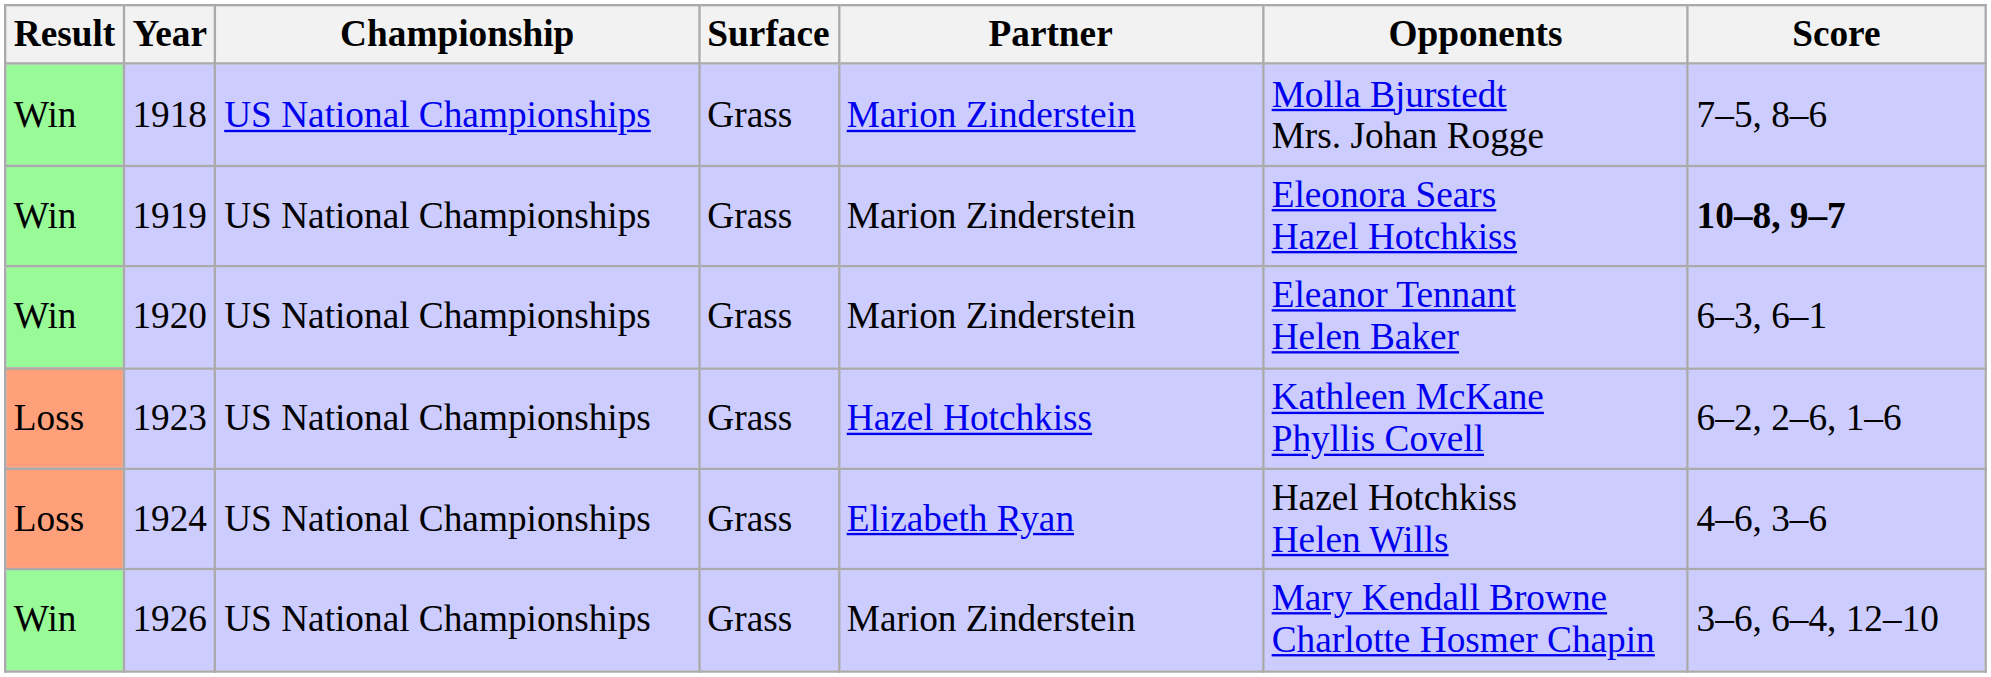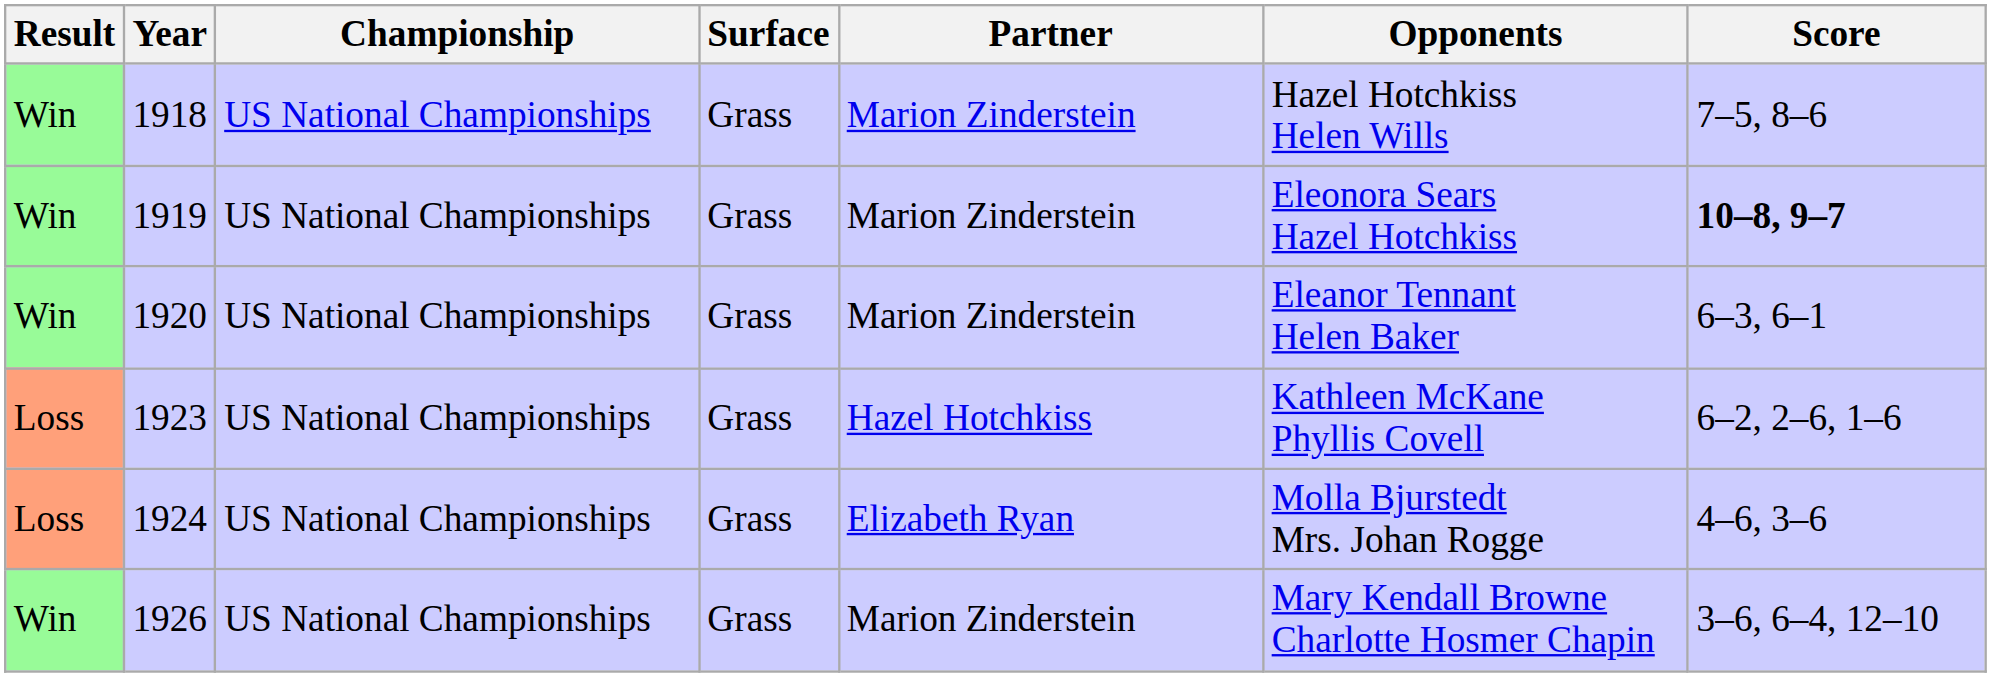(1408, 114) Molla Bjurstedt Mrs. Johan Rogge -> (1394, 114) Hazel Hotchkiss Helen Wills
(1394, 518) Hazel Hotchkiss Helen Wills -> (1408, 518) Molla Bjurstedt Mrs. Johan Rogge
